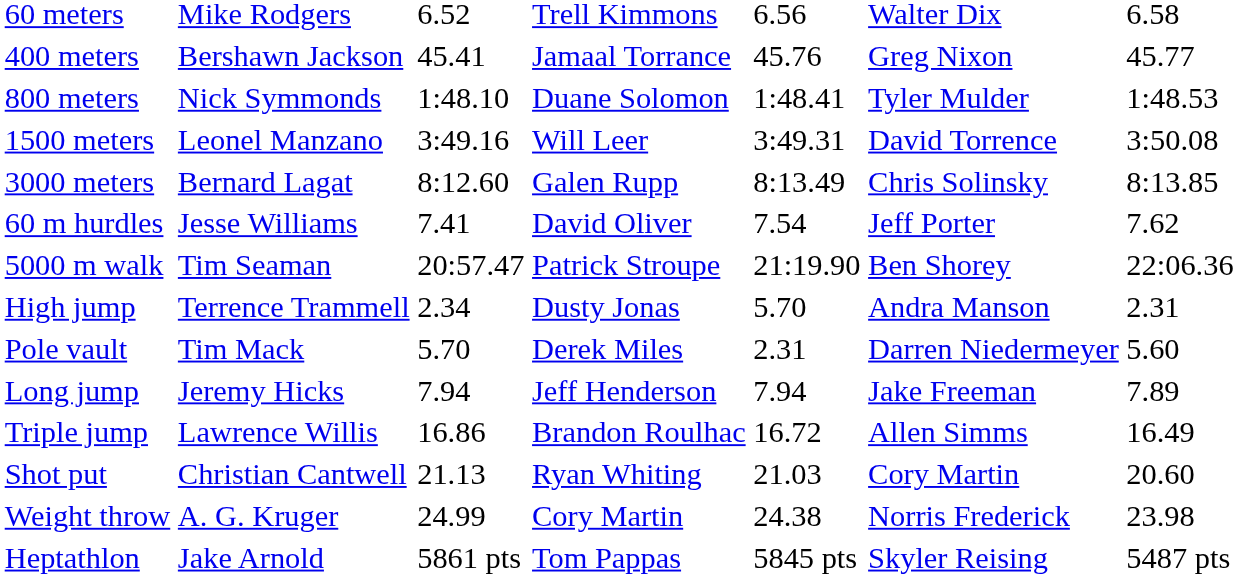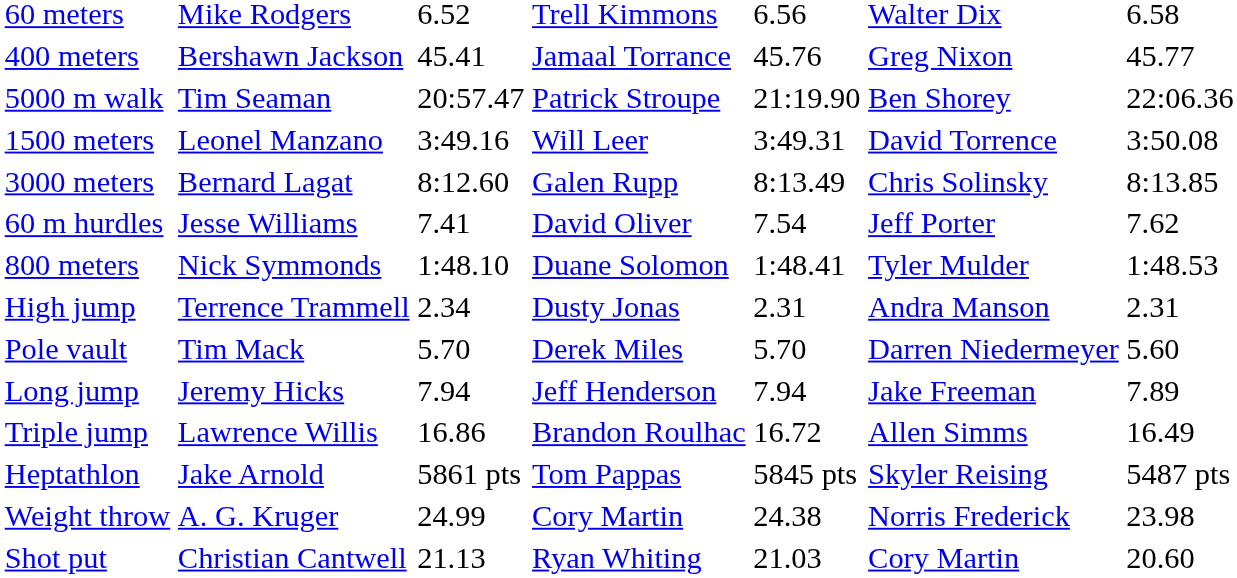rows swapped: (72, 97) <-> (84, 265)
(780, 306) 5.70 -> (780, 306) 2.31
(780, 348) 2.31 -> (780, 348) 5.70
rows swapped: (56, 474) <-> (72, 557)
